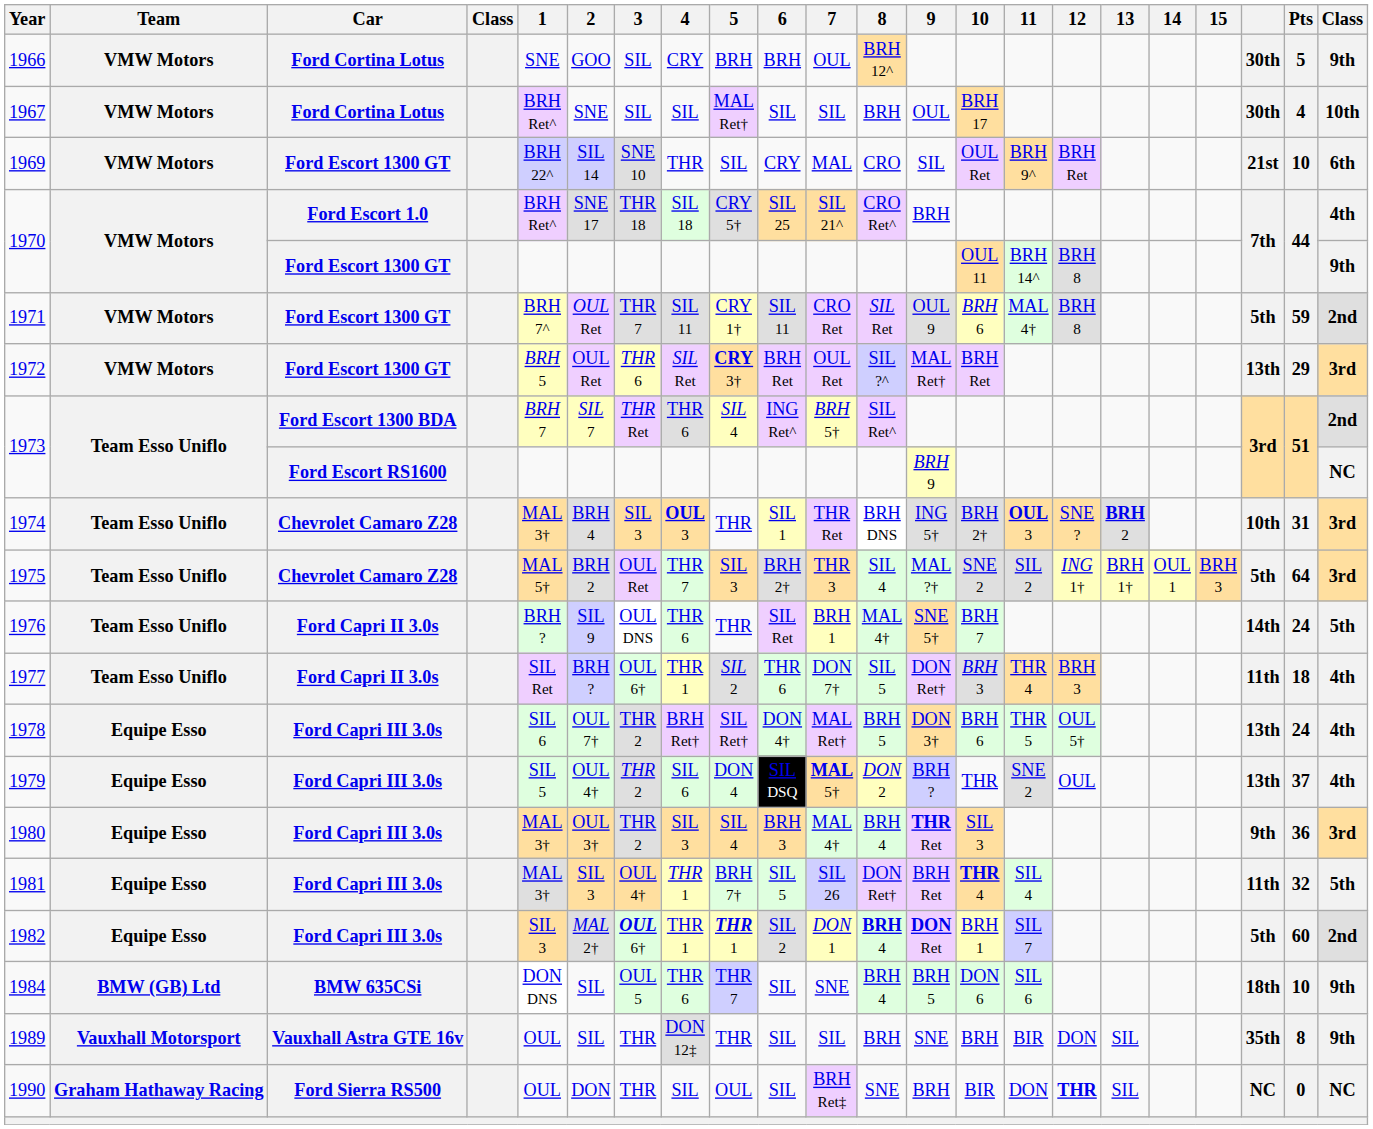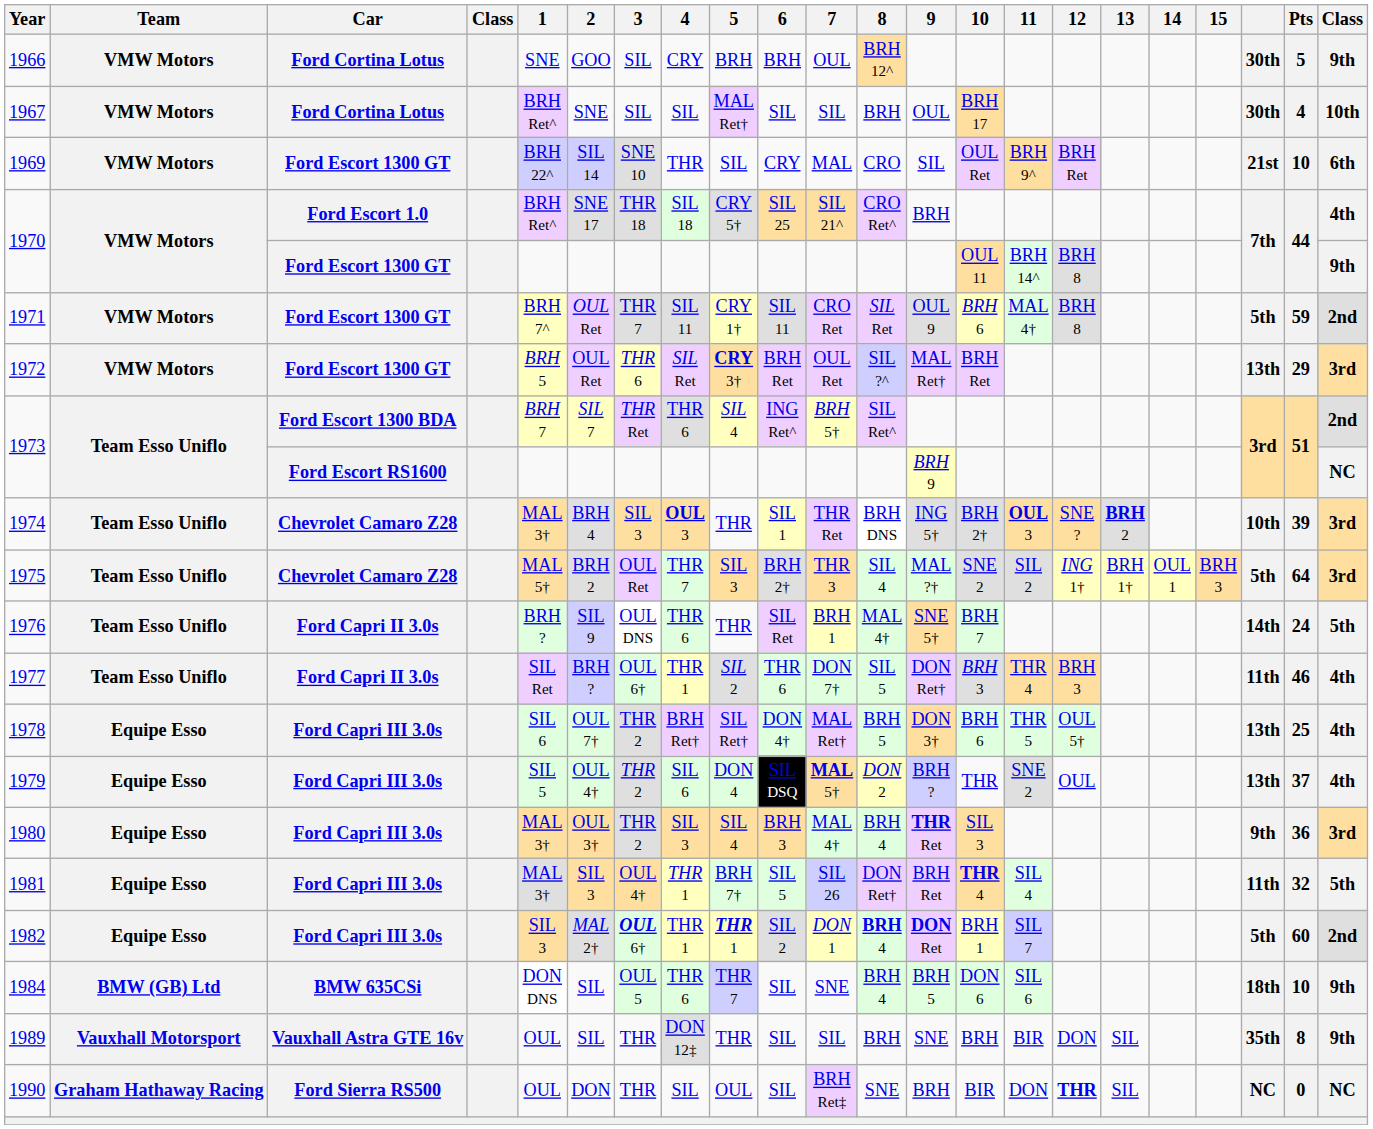(1301, 523) 31 -> (1301, 523) 39
(1301, 677) 18 -> (1301, 677) 46
(1301, 729) 24 -> (1301, 729) 25
